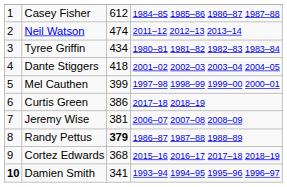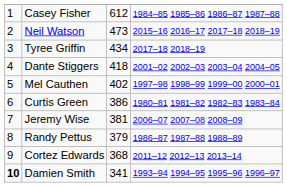(119, 31) 474 -> (119, 31) 473
(187, 31) 2011–12 2012–13 2013–14 -> (206, 31) 2015–16 2016–17 2017–18 2018–19
(206, 49) 1980–81 1981–82 1982–83 1983–84 -> (169, 49) 2017–18 2018–19
(119, 84) 399 -> (119, 84) 402
(169, 102) 2017–18 2018–19 -> (206, 102) 1980–81 1981–82 1982–83 1983–84
(119, 137) bold -> (119, 137) normal
(206, 155) 2015–16 2016–17 2017–18 2018–19 -> (187, 155) 2011–12 2012–13 2013–14
